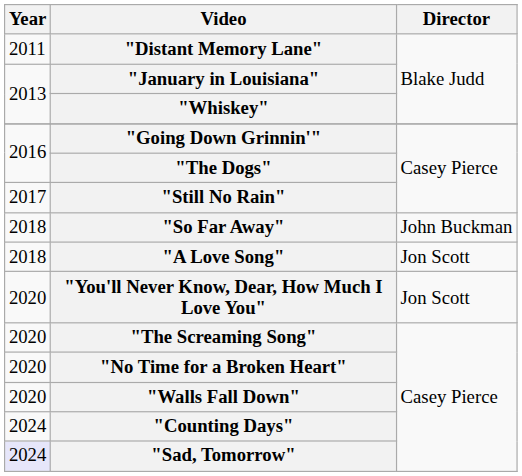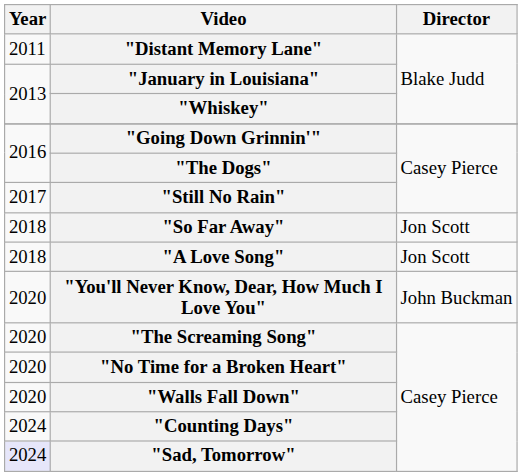(456, 227) John Buckman -> (435, 227) Jon Scott
(435, 297) Jon Scott -> (456, 297) John Buckman
